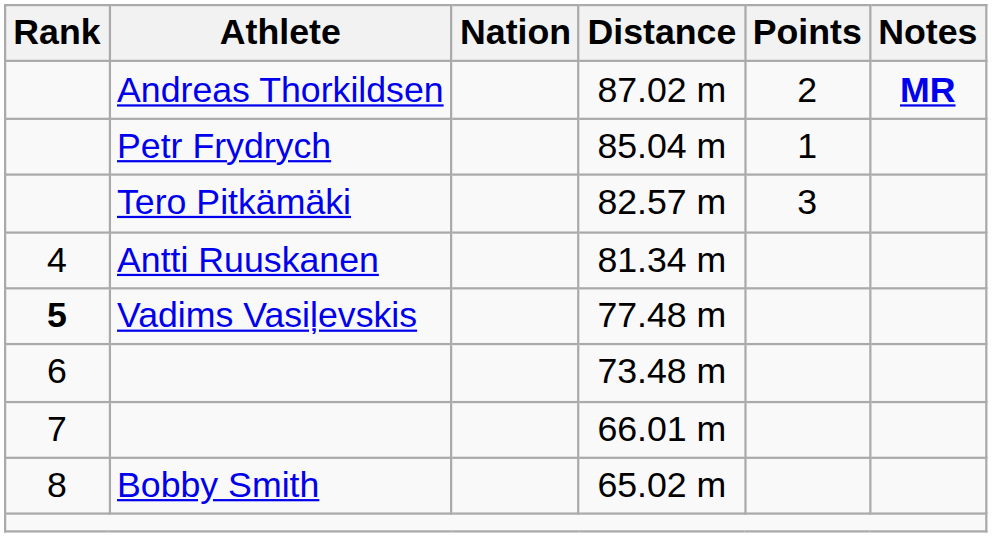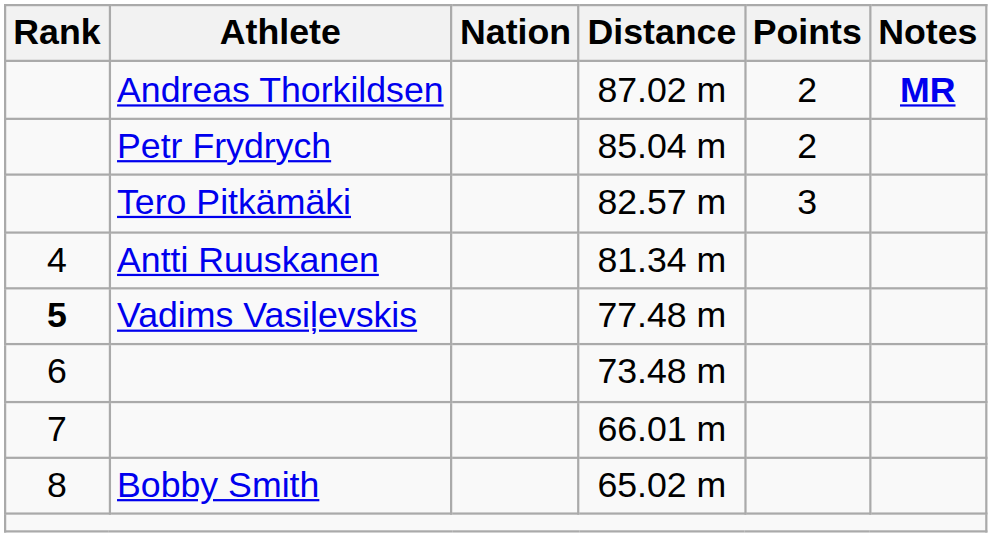(807, 145) 1 -> (807, 145) 2
